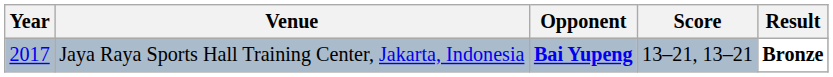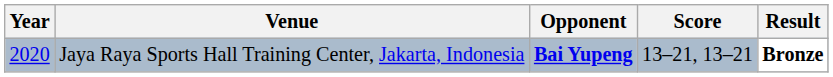(30, 54) 2017 -> (30, 54) 2020
